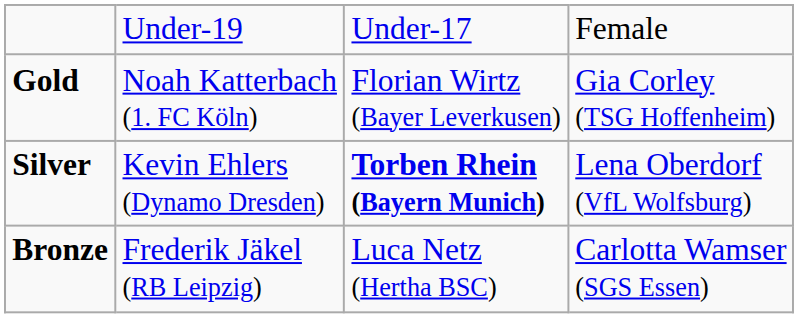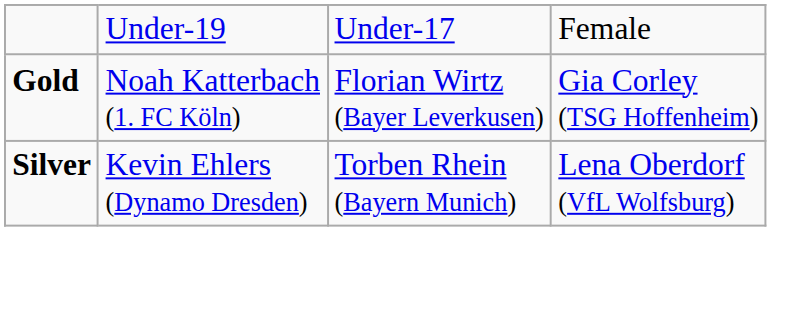(448, 182) bold -> (425, 182) normal
- row: (60, 250)
